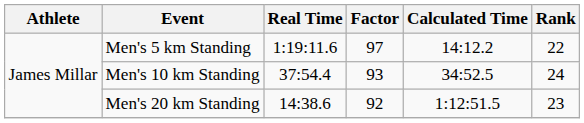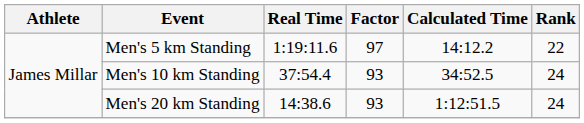(375, 103) 92 -> (375, 103) 93
(556, 103) 23 -> (556, 103) 24
